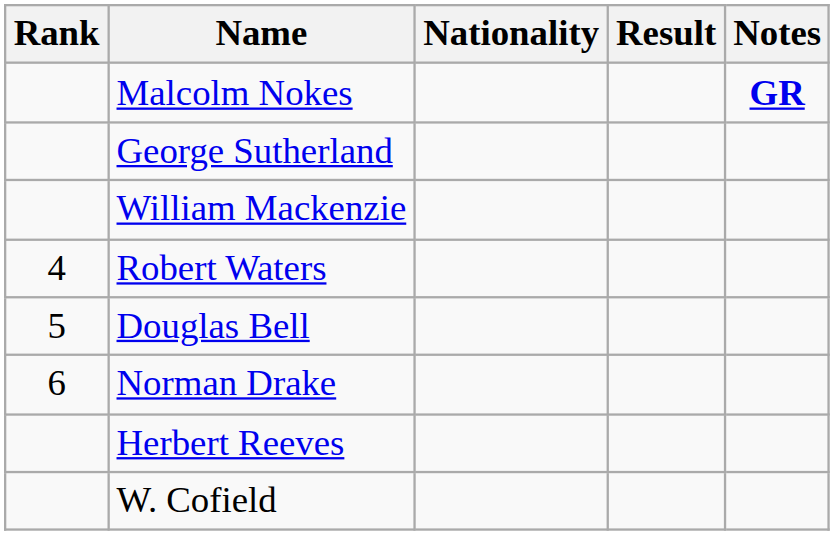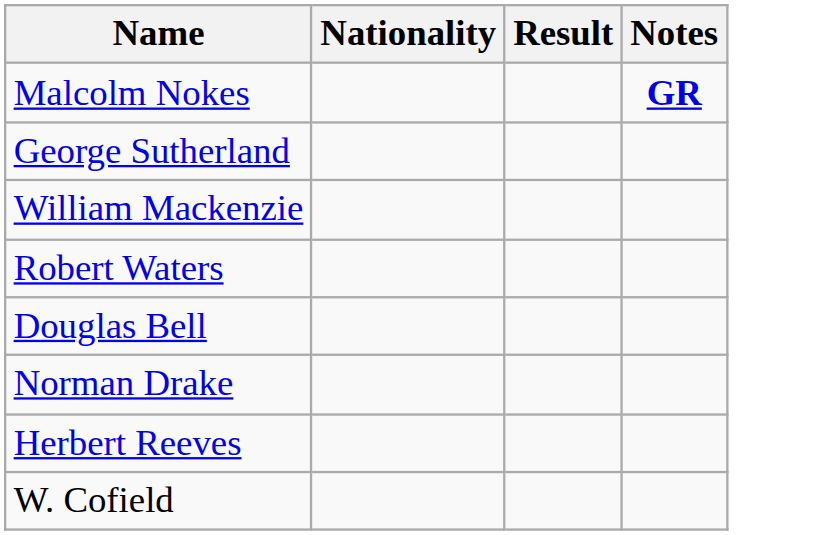- column: (57, 33)
